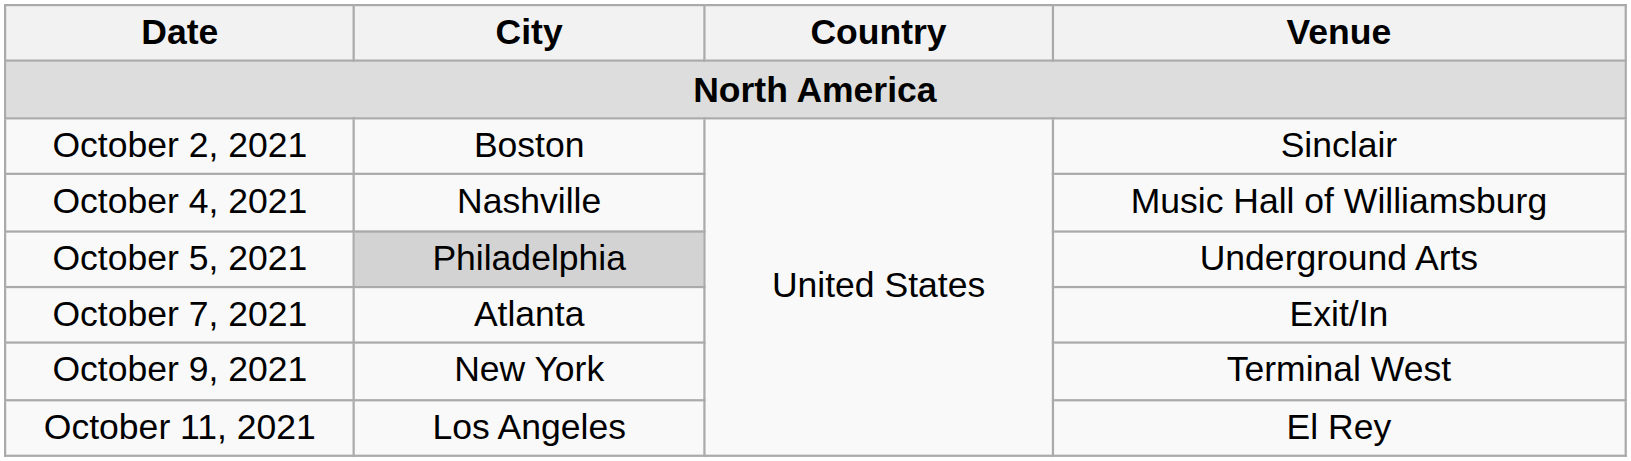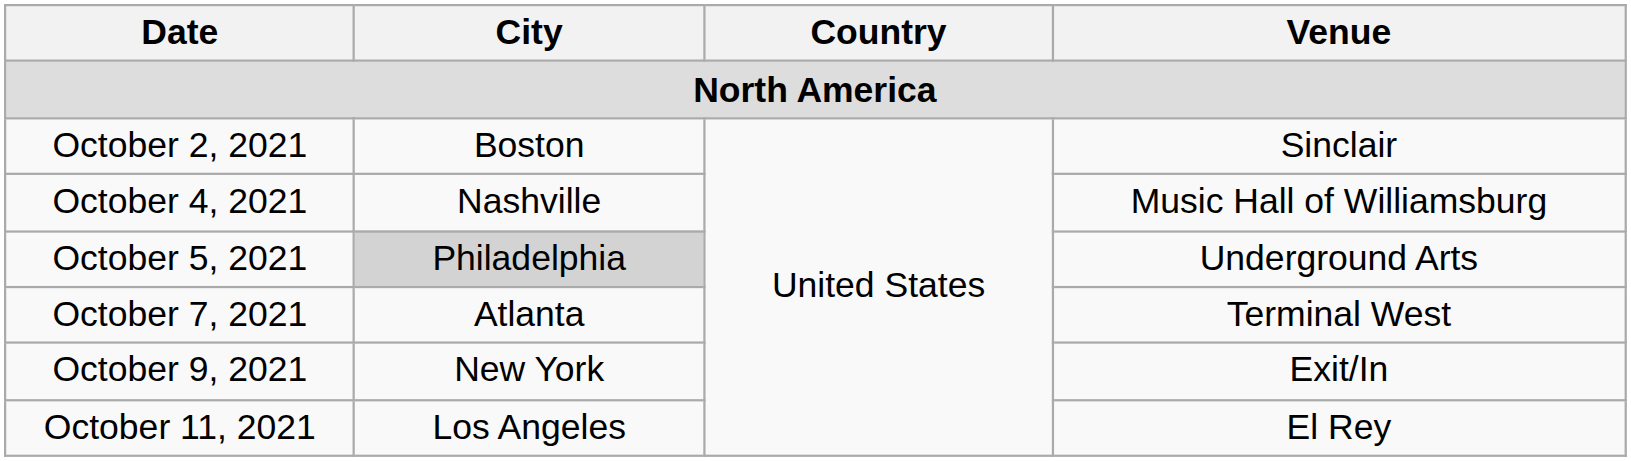(1339, 314) Exit/In -> (1339, 314) Terminal West
(1339, 370) Terminal West -> (1339, 370) Exit/In
